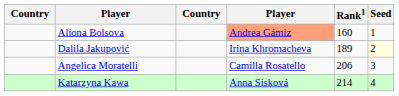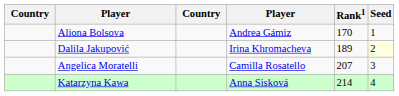(260, 32) lightsalmon background -> (260, 32) no background
(344, 32) 160 -> (344, 32) 170
(344, 65) 206 -> (344, 65) 207
